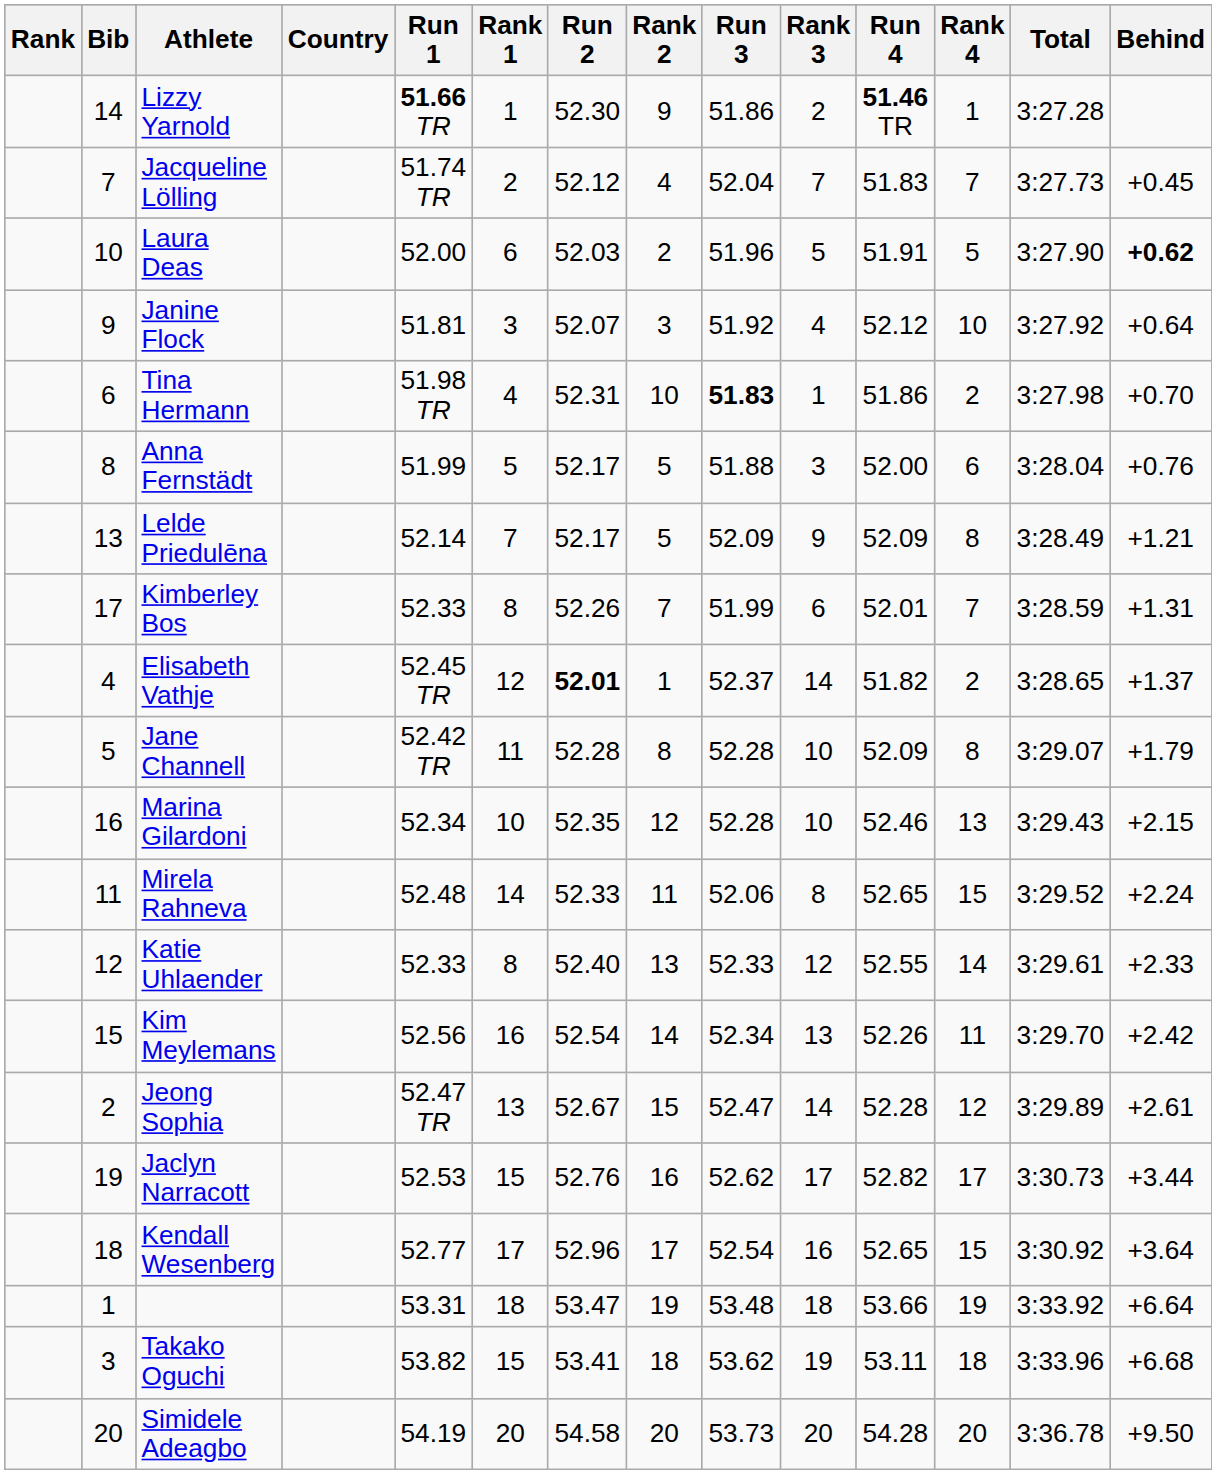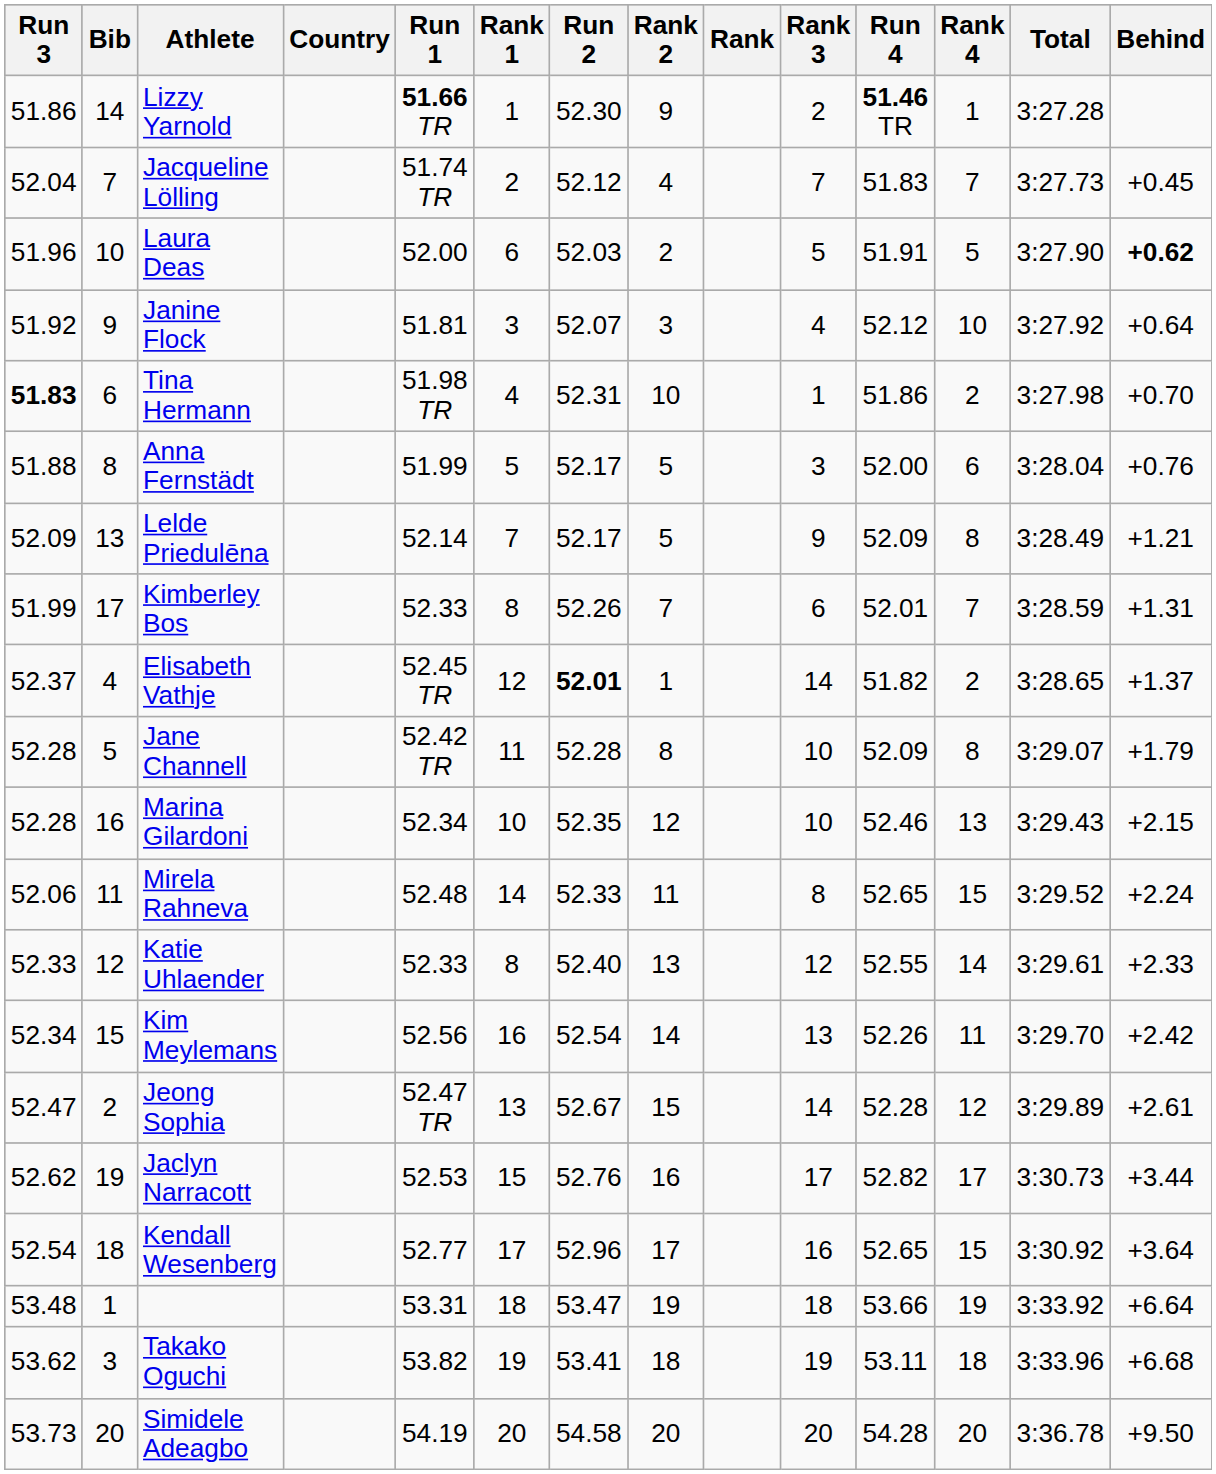columns swapped: (43, 40) <-> (741, 40)
(510, 1362) 15 -> (512, 1362) 19
